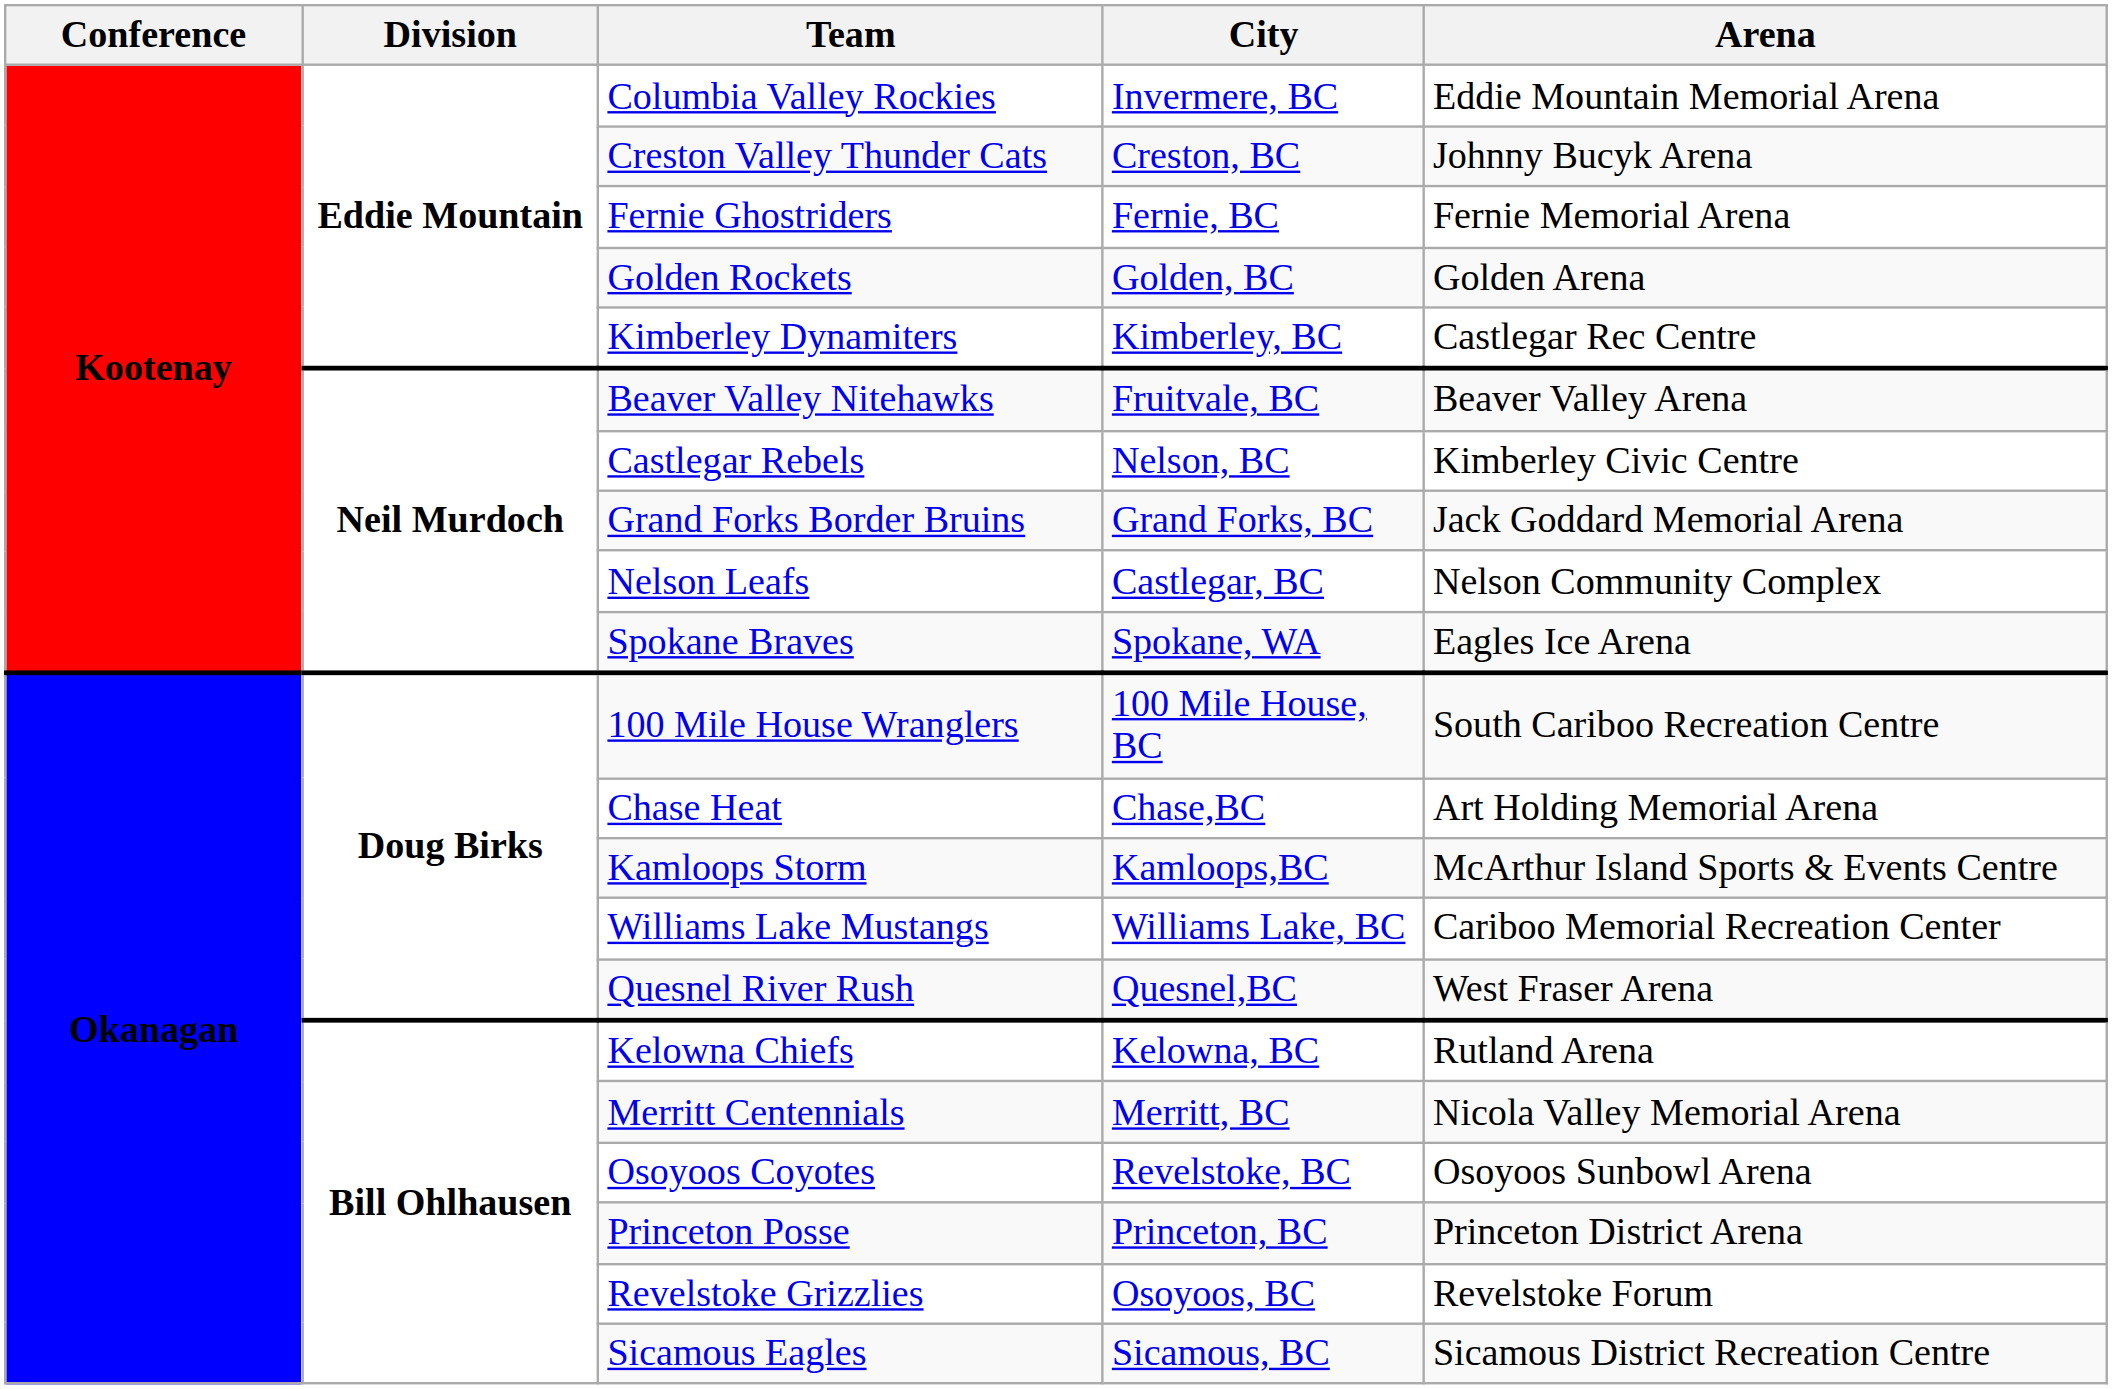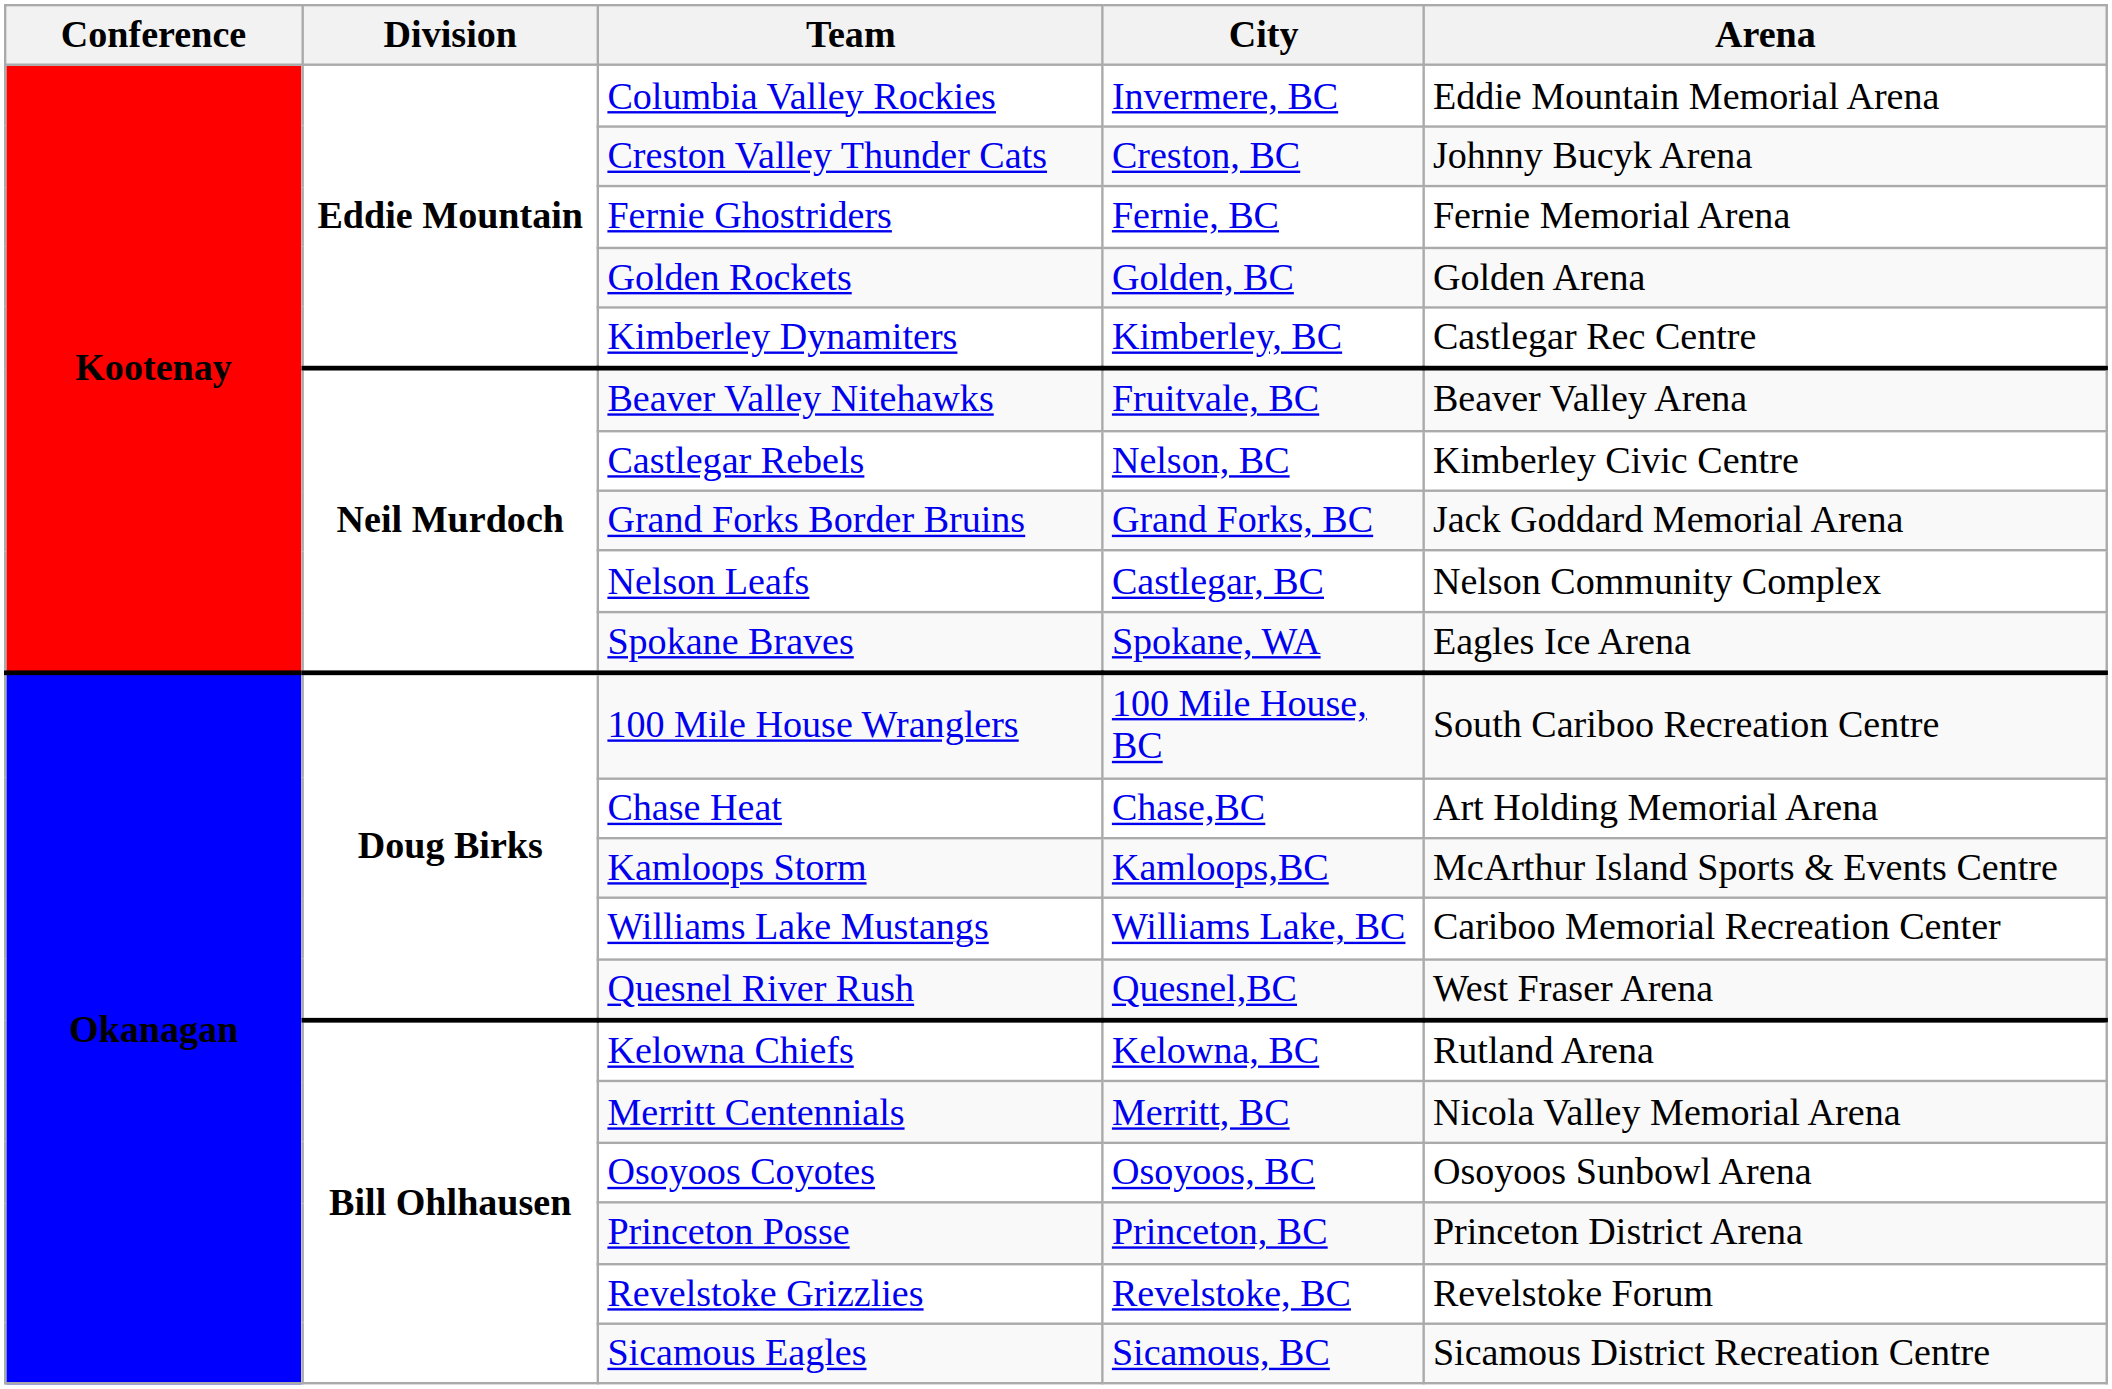(1231, 1171) Revelstoke, BC -> (1213, 1171) Osoyoos, BC
(1213, 1292) Osoyoos, BC -> (1231, 1292) Revelstoke, BC
